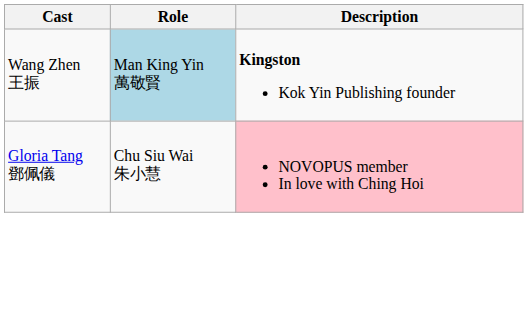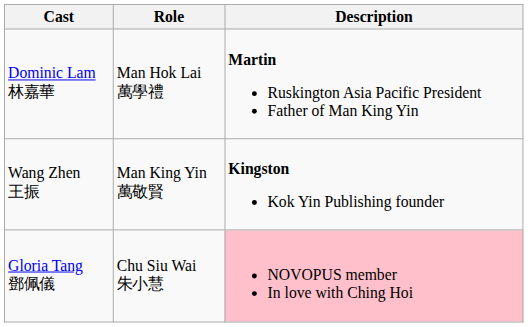+ row: (52, 82)
(159, 74) lightblue background -> (162, 183) no background
